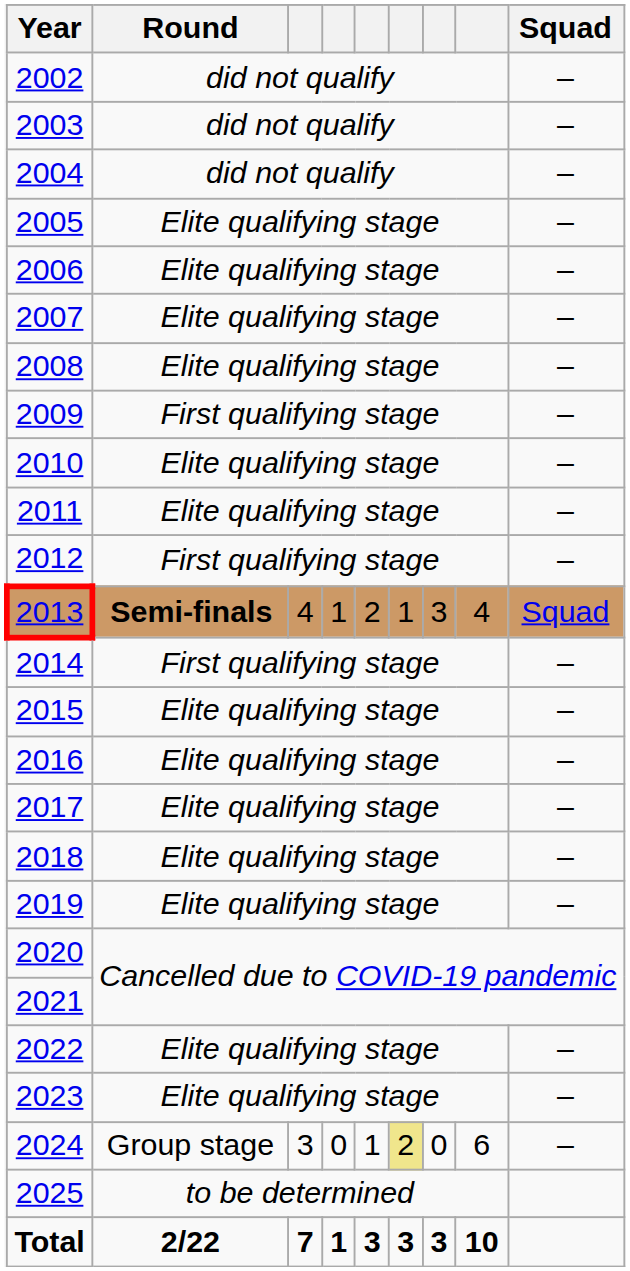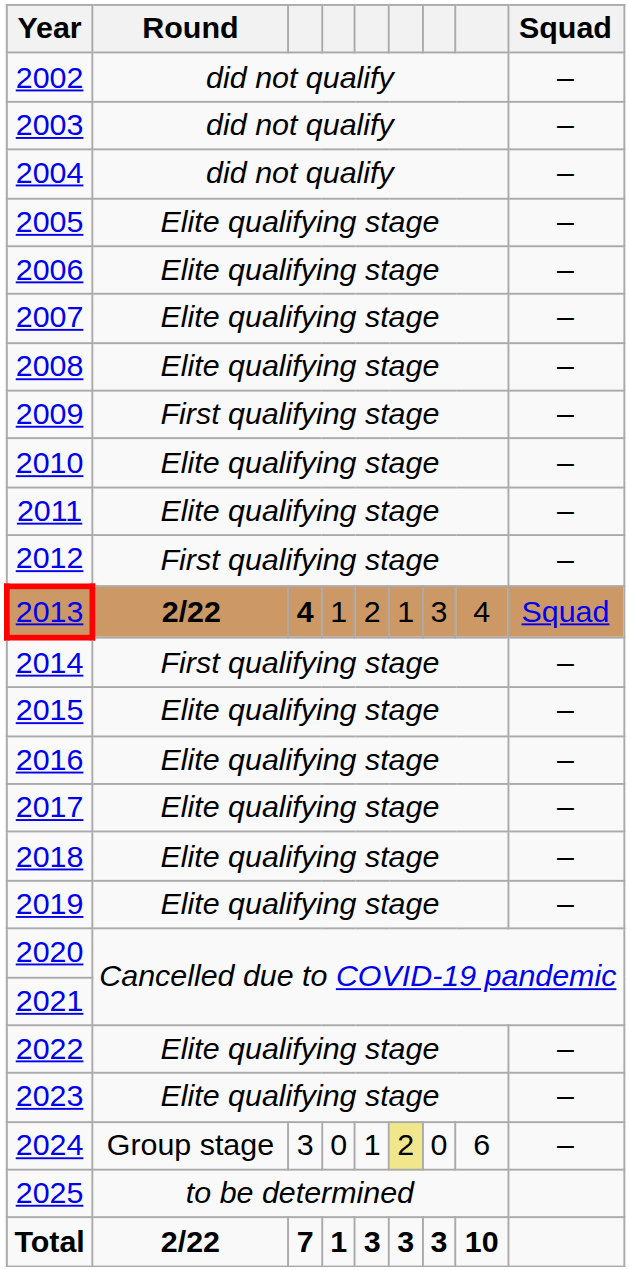(191, 610) Semi-finals -> (191, 610) 2/22
(305, 610) normal -> (305, 610) bold
